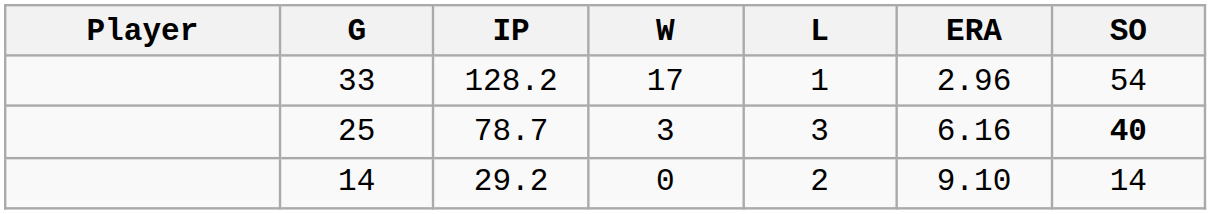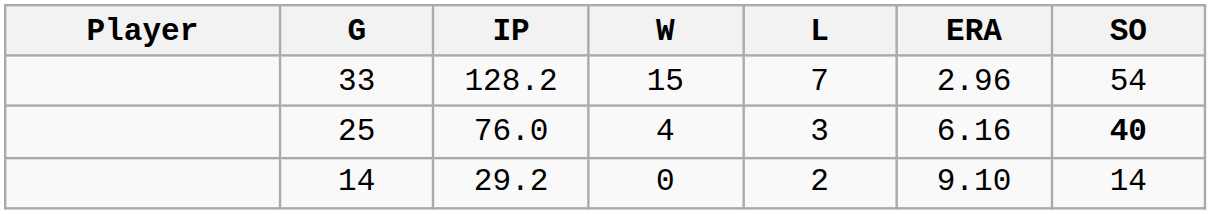(665, 81) 17 -> (665, 81) 15
(820, 81) 1 -> (820, 81) 7
(511, 132) 78.7 -> (511, 132) 76.0
(665, 132) 3 -> (665, 132) 4
